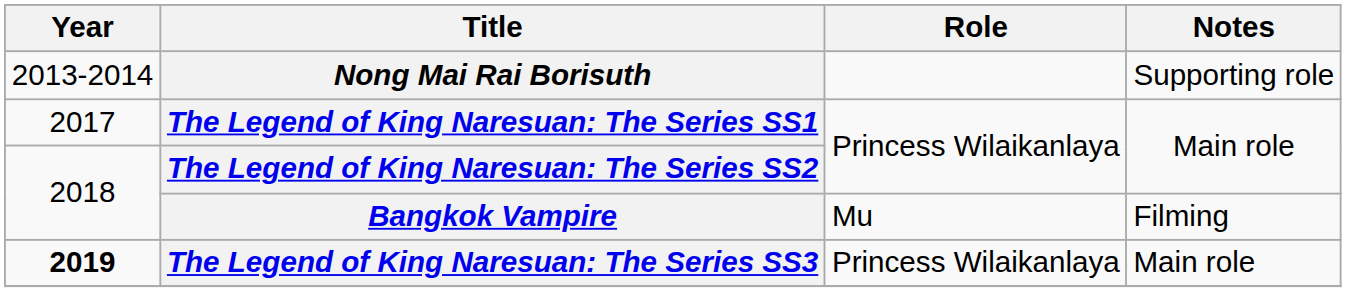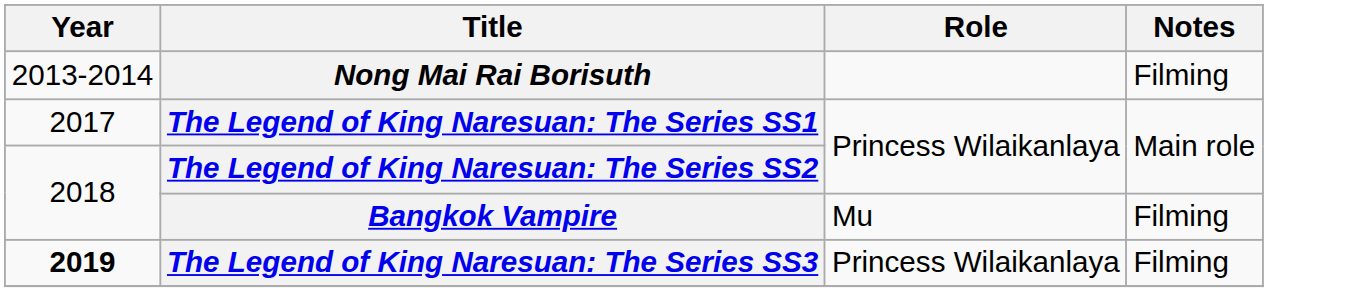(1234, 74) Supporting role -> (1181, 74) Filming
(1194, 262) Main role -> (1181, 262) Filming
